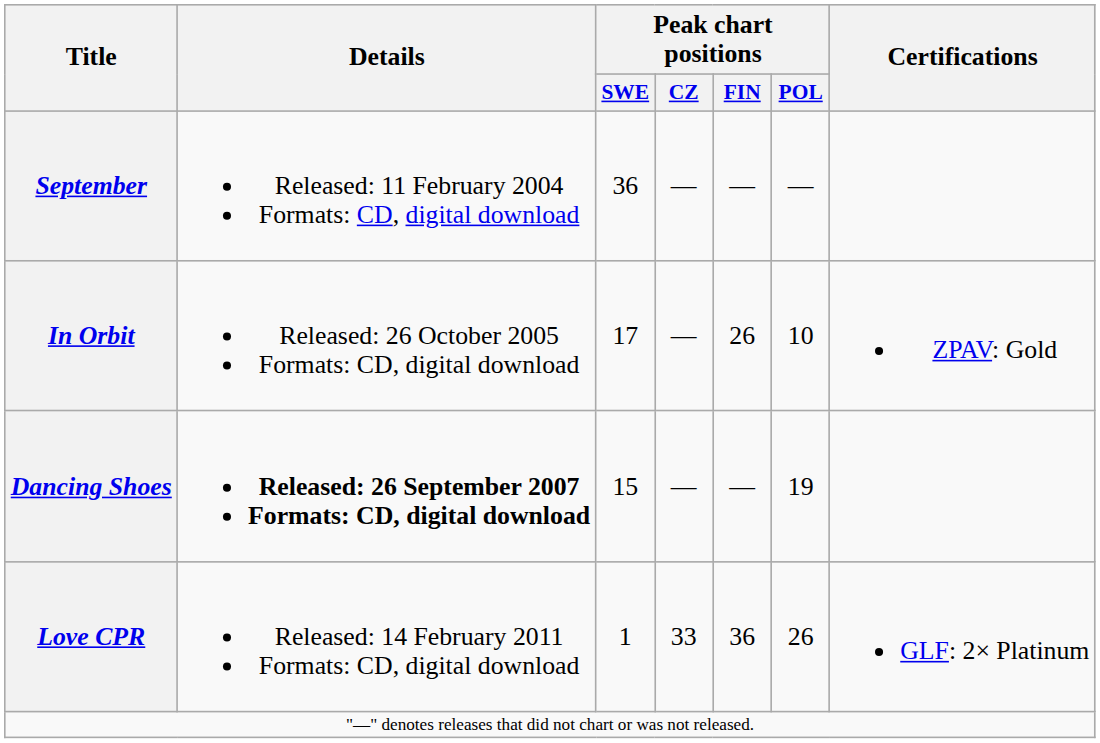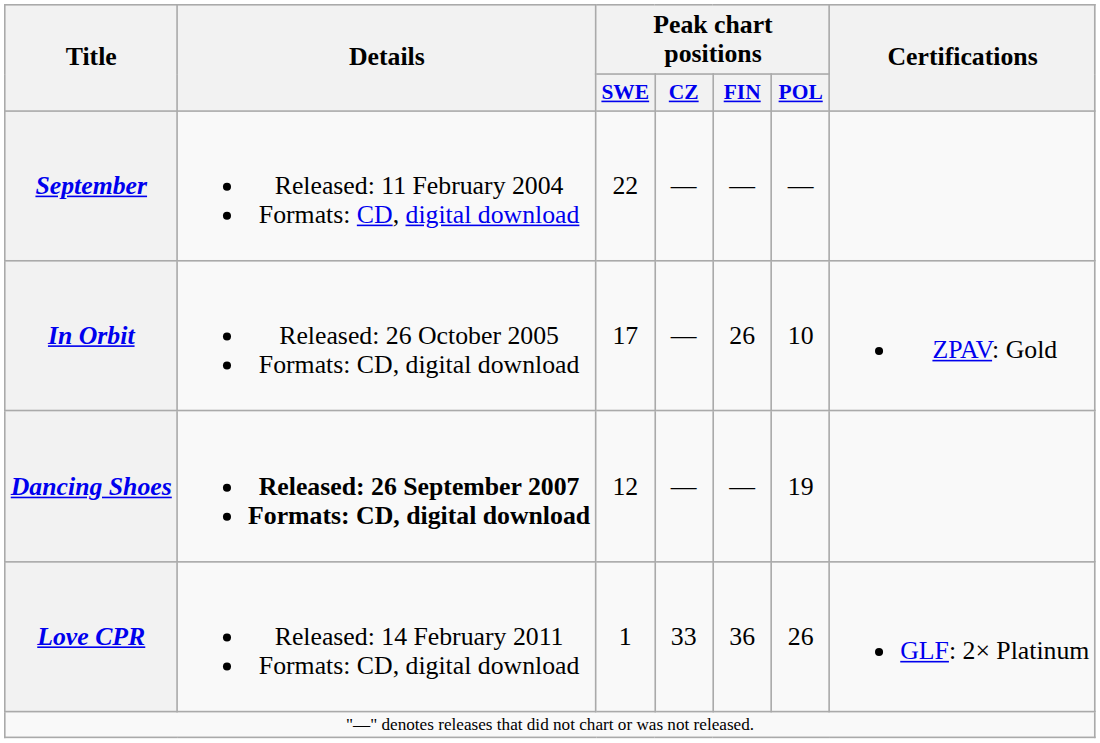(625, 185) 36 -> (625, 185) 22
(625, 486) 15 -> (625, 486) 12
